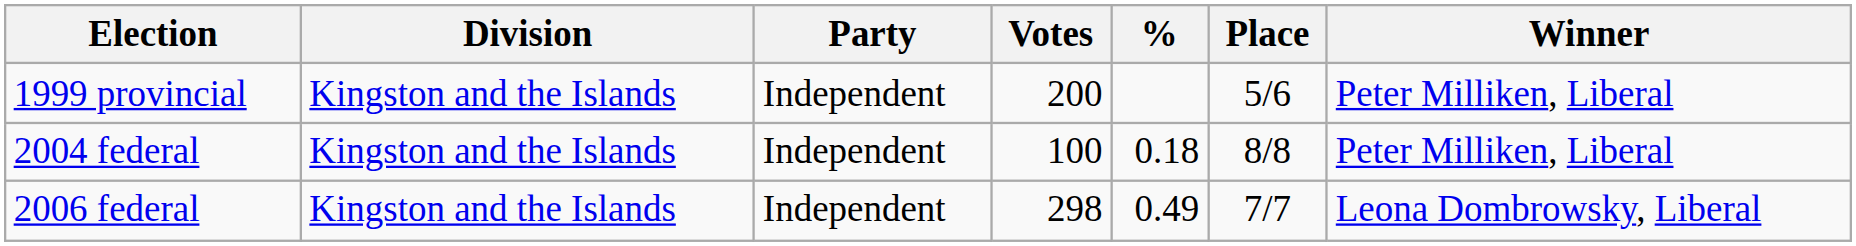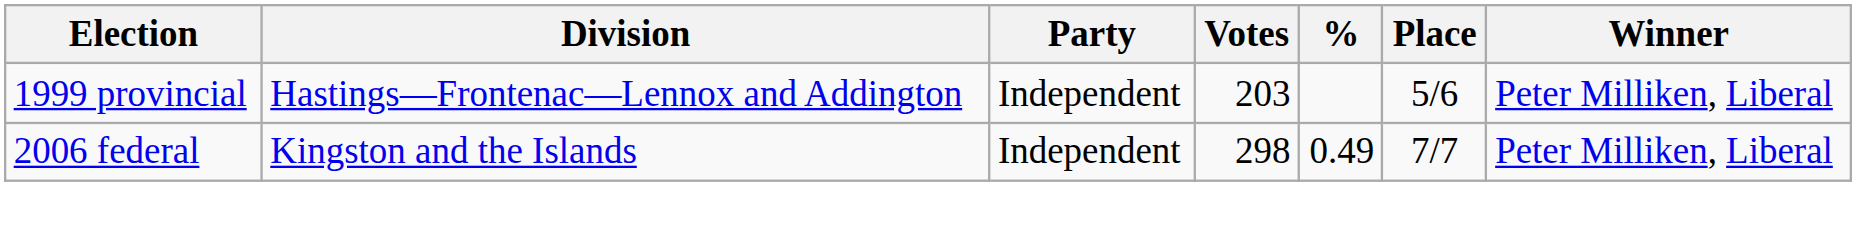(493, 92) Kingston and the Islands -> (616, 92) Hastings—Frontenac—Lennox and Addington
(1075, 92) 200 -> (1263, 92) 203
- row: (107, 151)
(1549, 209) Leona Dombrowsky, Liberal -> (1664, 151) Peter Milliken, Liberal
